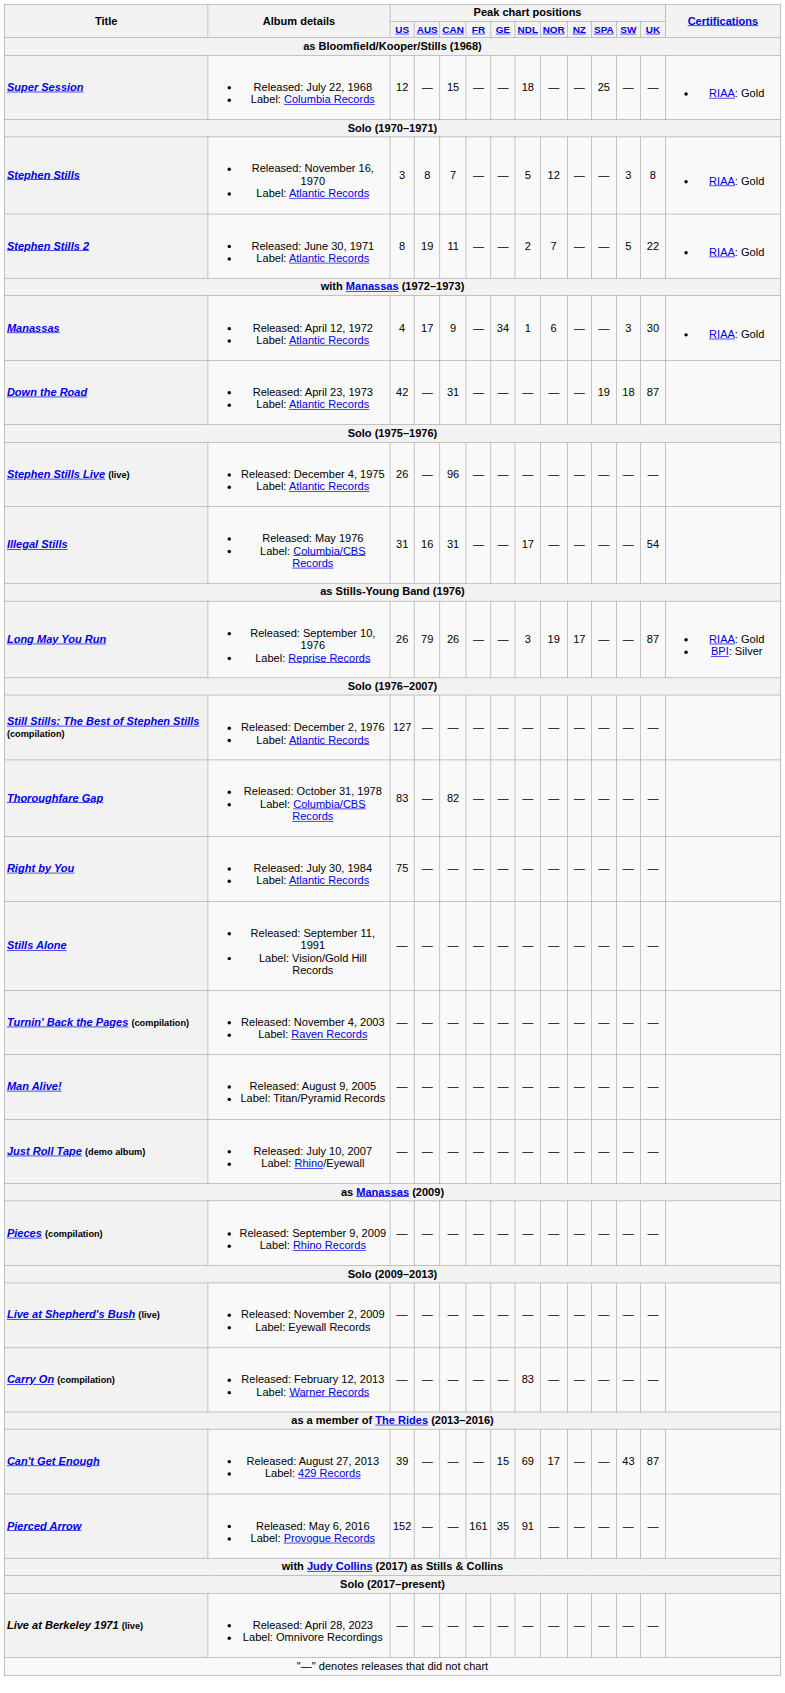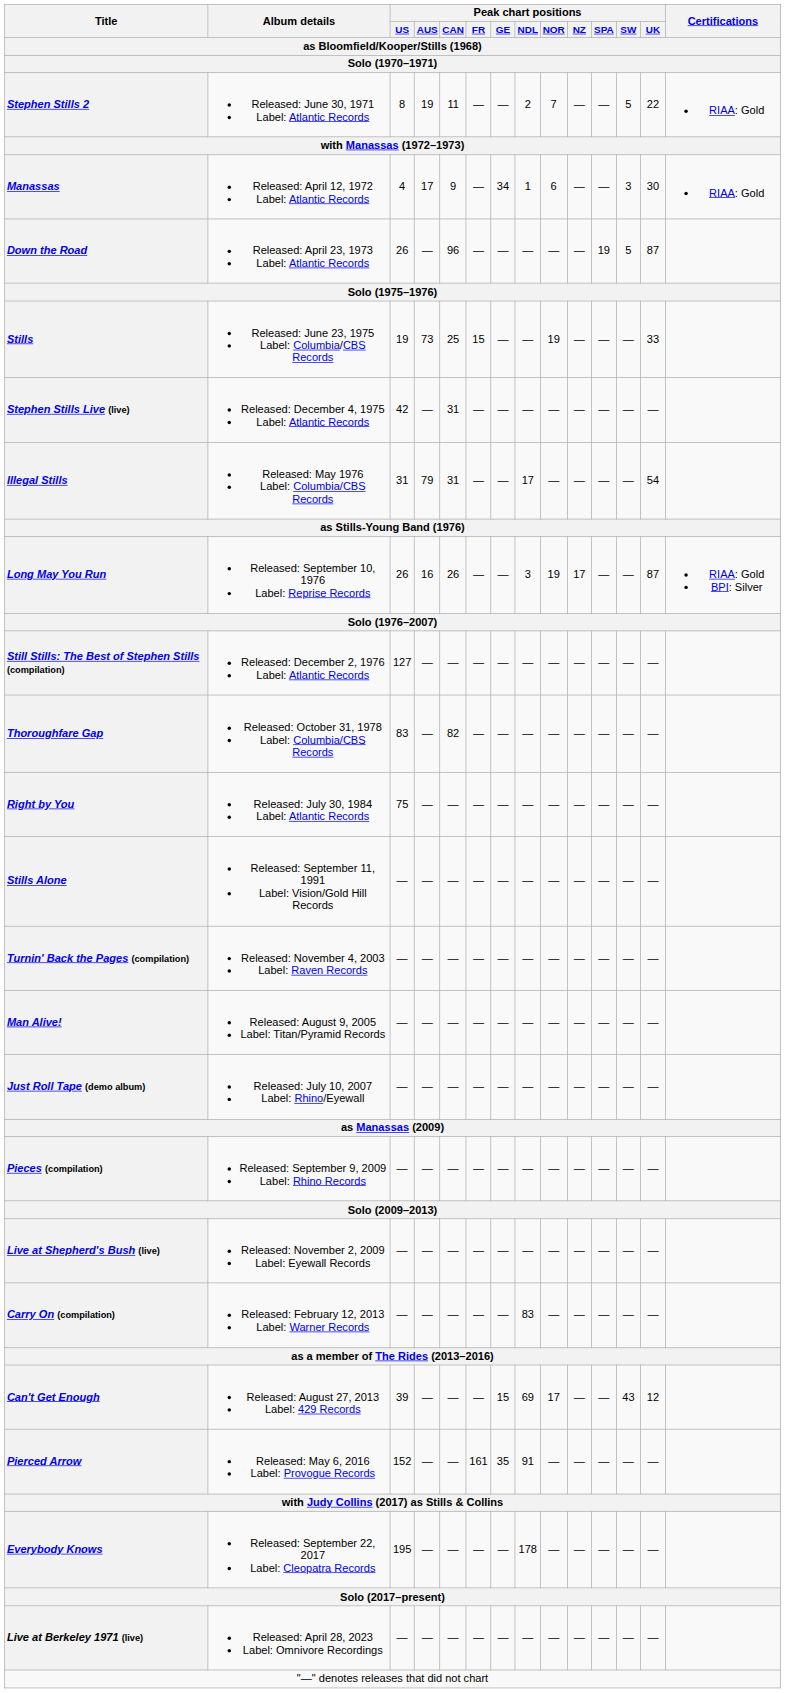- row: (45, 87)
- row: (43, 175)
(402, 392) 42 -> (402, 251) 26
(453, 392) 31 -> (453, 251) 96
(628, 392) 18 -> (628, 251) 5
+ row: (20, 339)
(402, 474) 26 -> (402, 410) 42
(453, 474) 96 -> (453, 410) 31
(427, 545) 16 -> (427, 480) 79
(427, 639) 79 -> (427, 575) 16
(653, 1461) 87 -> (653, 1397) 12
+ row: (55, 1549)
